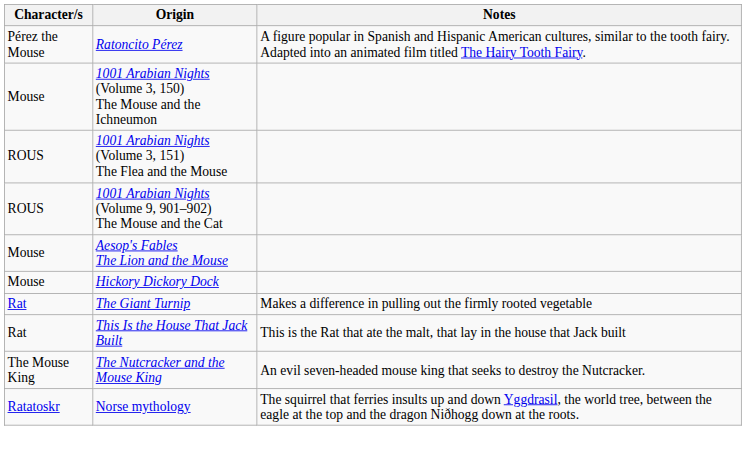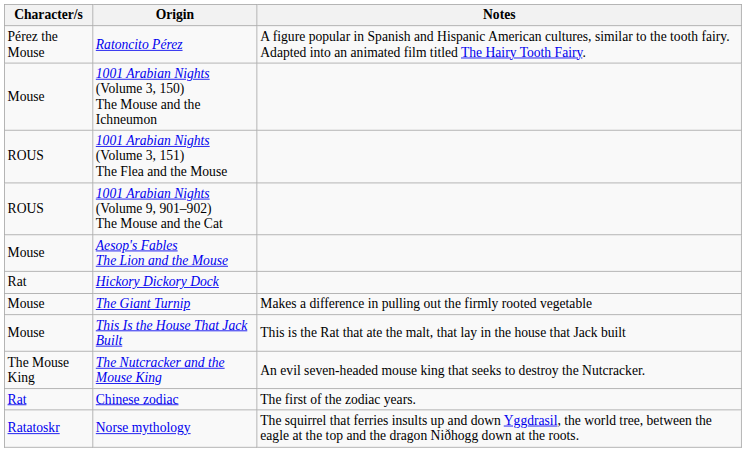(26, 282) Mouse -> (17, 282) Rat
(17, 303) Rat -> (26, 303) Mouse
(17, 333) Rat -> (26, 333) Mouse
+ row: (137, 399)
